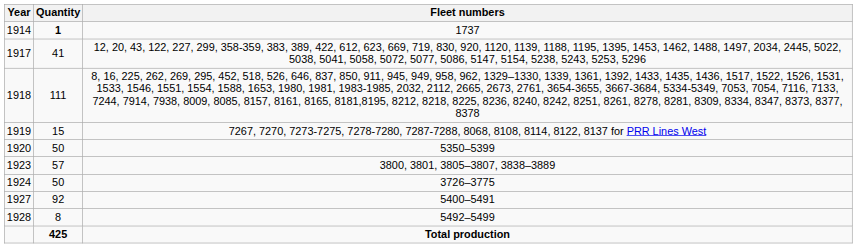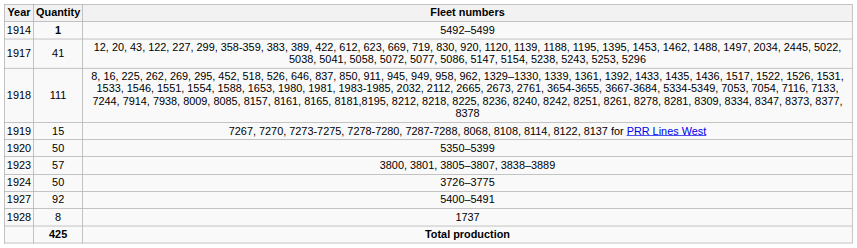(467, 30) 1737 -> (467, 30) 5492–5499
(467, 217) 5492–5499 -> (467, 217) 1737
